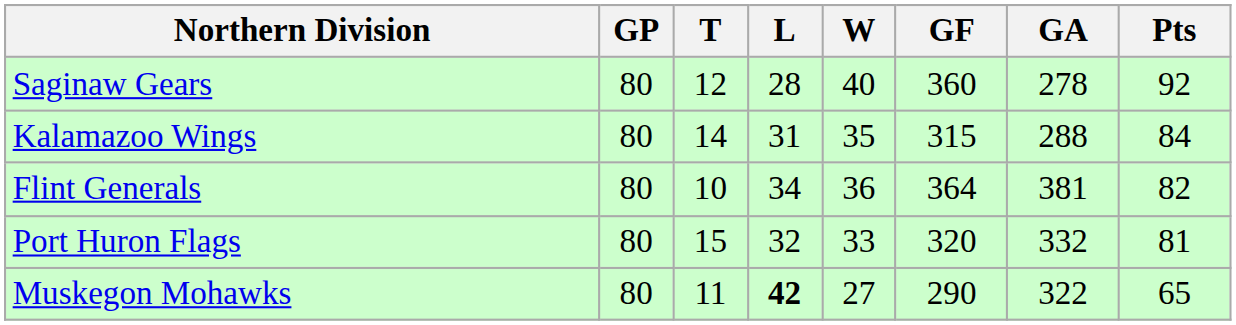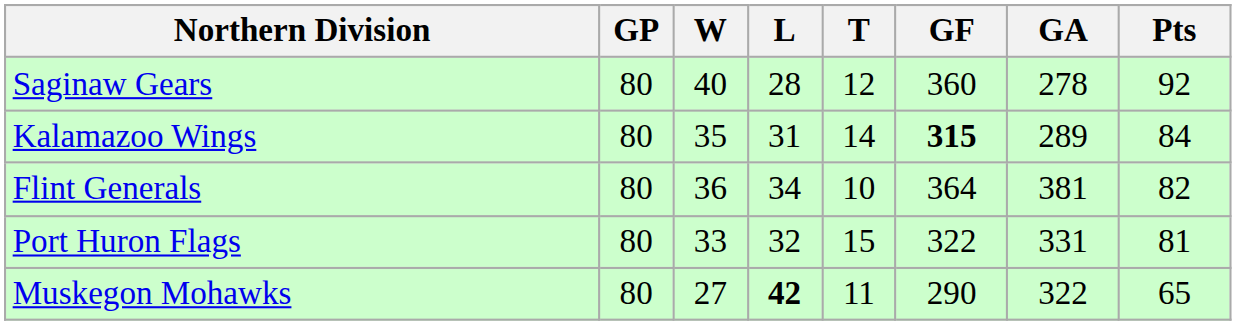columns swapped: (859, 30) <-> (710, 30)
(952, 135) normal -> (952, 135) bold
(1063, 135) 288 -> (1063, 135) 289
(952, 240) 320 -> (952, 240) 322
(1063, 240) 332 -> (1063, 240) 331
